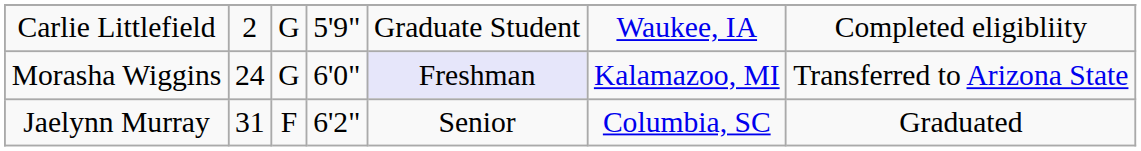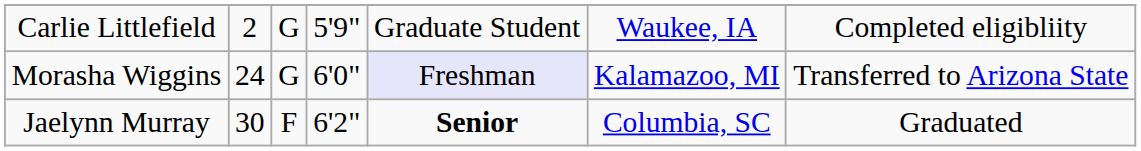(250, 121) 31 -> (250, 121) 30
(477, 121) normal -> (477, 121) bold
